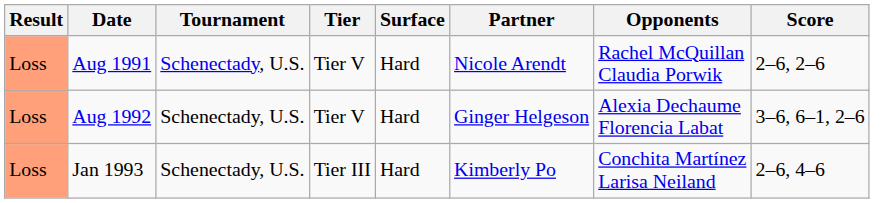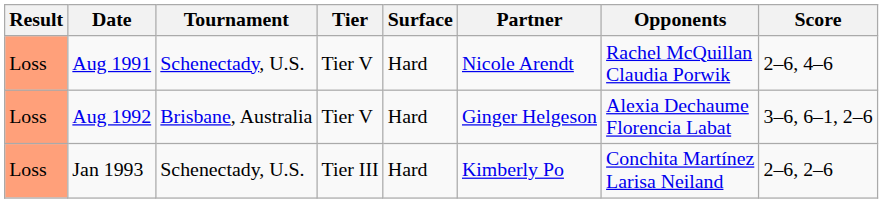(790, 62) 2–6, 2–6 -> (798, 62) 2–6, 4–6
(232, 116) Schenectady, U.S. -> (236, 116) Brisbane, Australia
(790, 170) 2–6, 4–6 -> (798, 170) 2–6, 2–6
